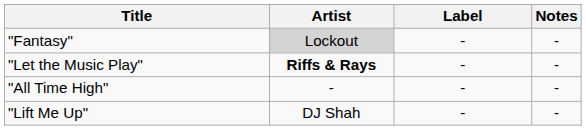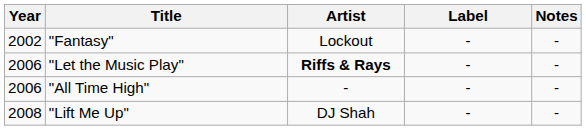+ column: (25, 16)
(331, 40) lightgrey background -> (346, 40) no background
